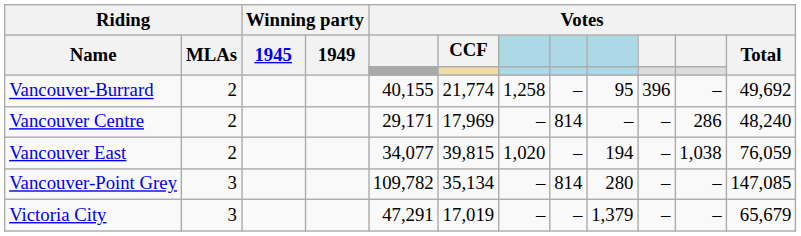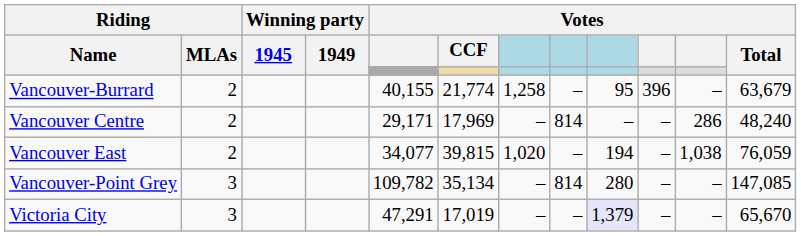(766, 90) 49,692 -> (766, 90) 63,679
(612, 214) no background -> (612, 214) lavender background
(766, 214) 65,679 -> (766, 214) 65,670
